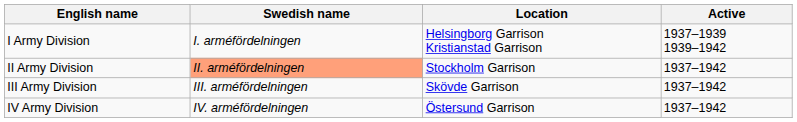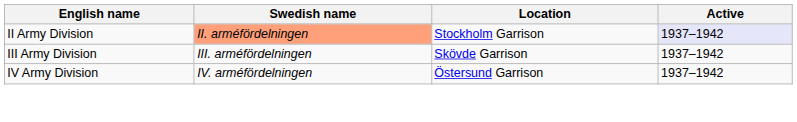- row: (49, 41)
(695, 68) no background -> (692, 34) lavender background
